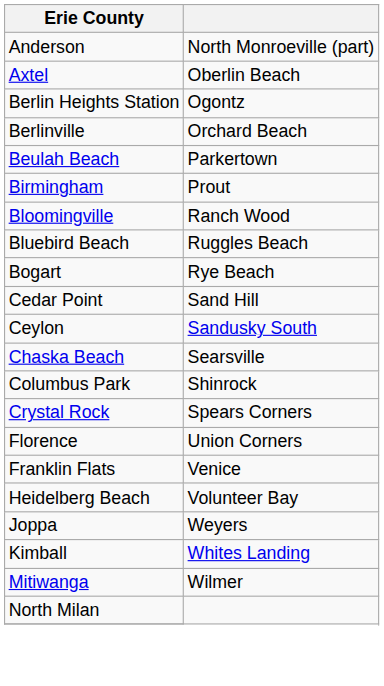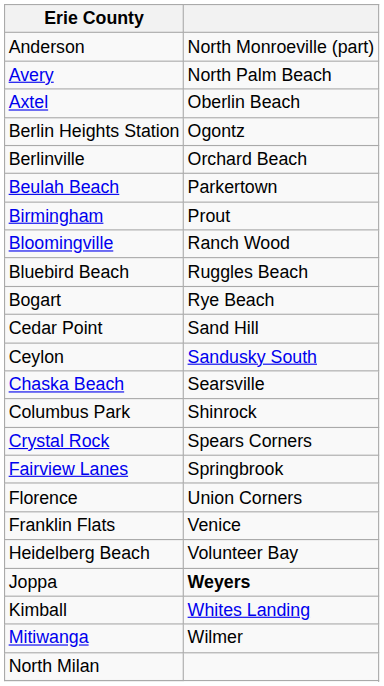+ row: (31, 74)
+ row: (68, 469)
(218, 525) normal -> (219, 581) bold
